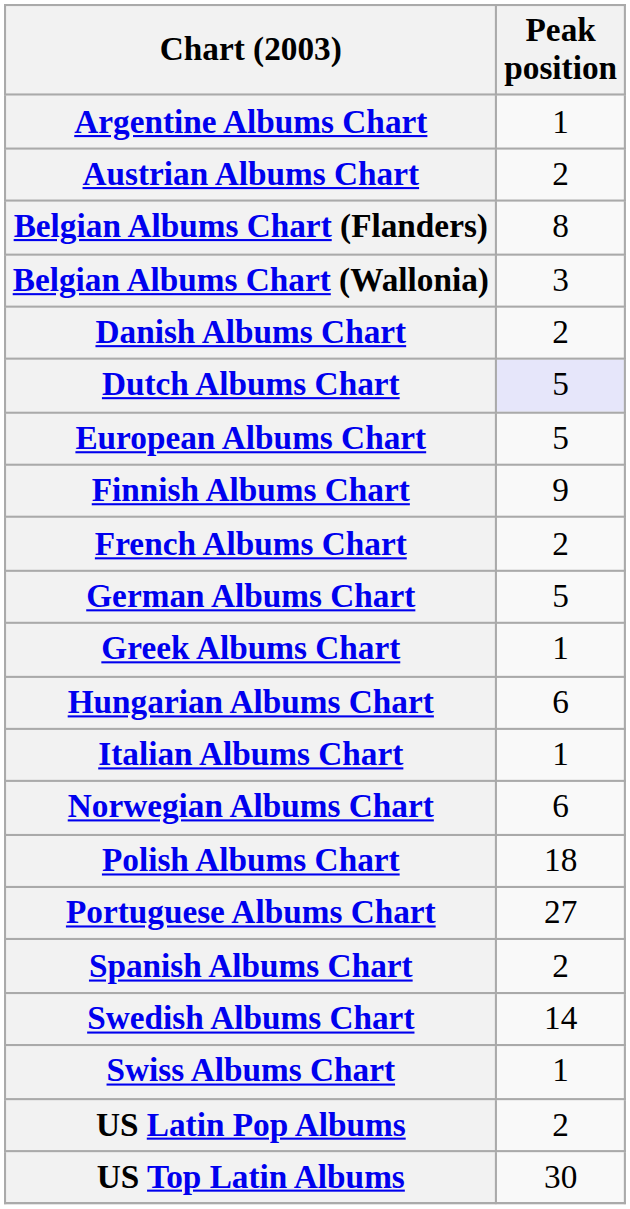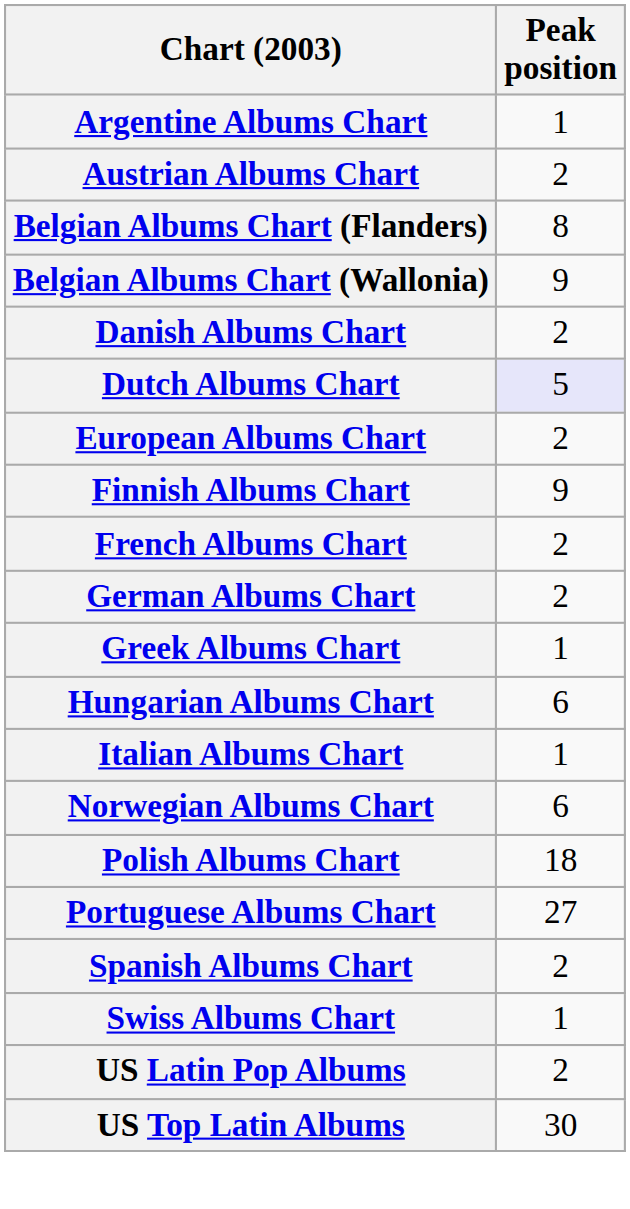(561, 279) 3 -> (561, 279) 9
(561, 437) 5 -> (561, 437) 2
(561, 596) 5 -> (561, 596) 2
- row: (251, 1018)
